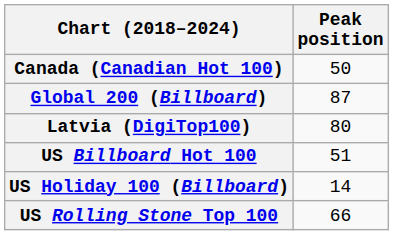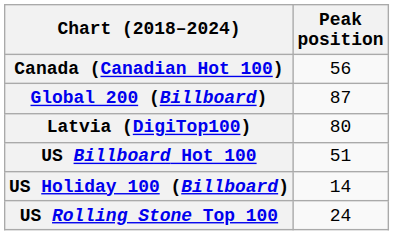(341, 69) 50 -> (341, 69) 56
(341, 215) 66 -> (341, 215) 24
